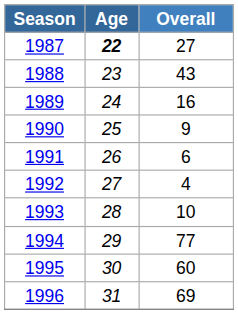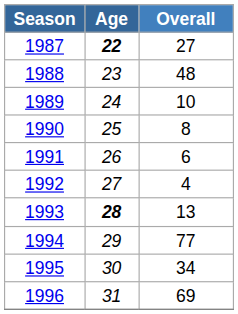(186, 74) 43 -> (186, 74) 48
(186, 102) 16 -> (186, 102) 10
(186, 129) 9 -> (186, 129) 8
(112, 212) normal -> (112, 212) bold
(186, 212) 10 -> (186, 212) 13
(186, 268) 60 -> (186, 268) 34
